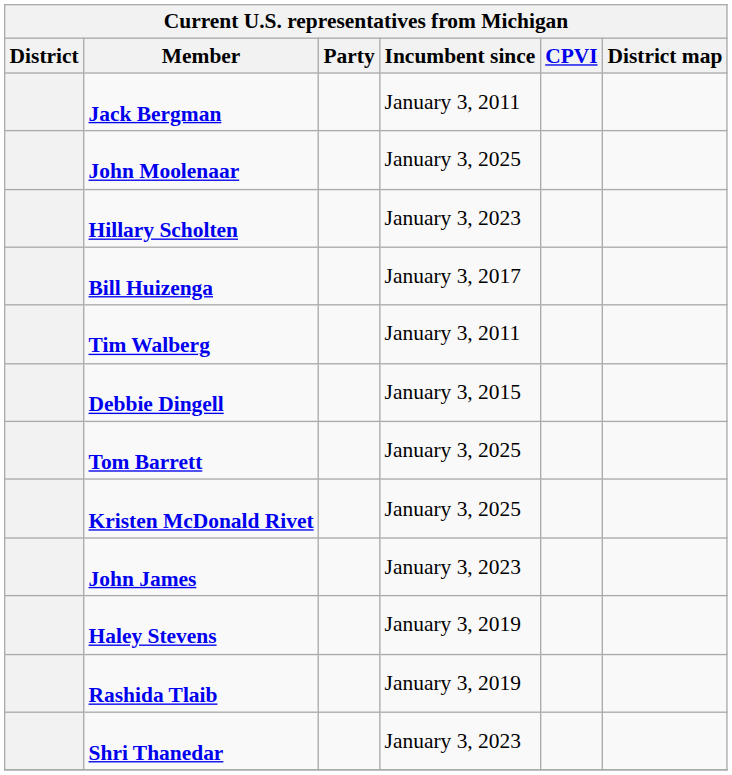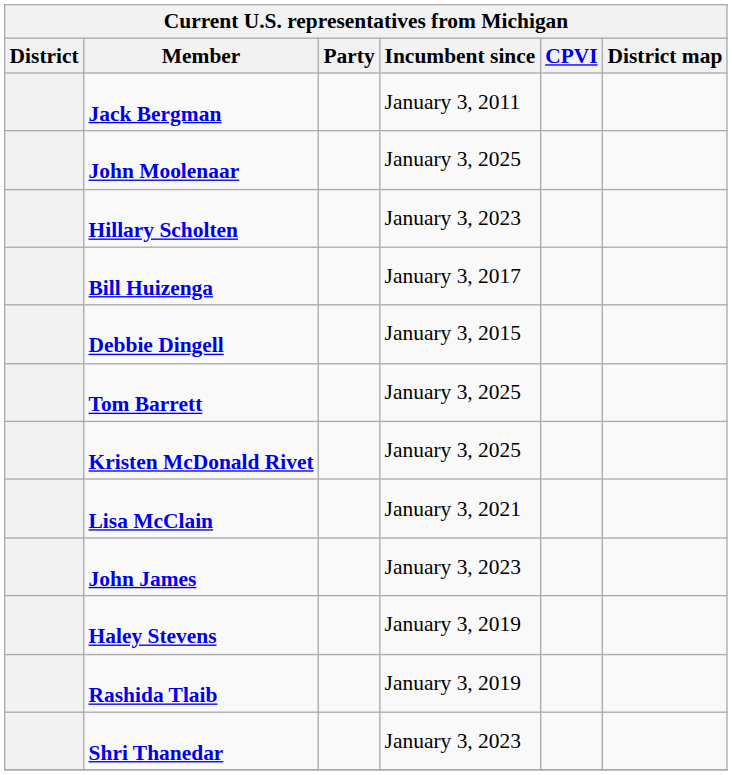- row: (149, 346)
+ row: (151, 520)
